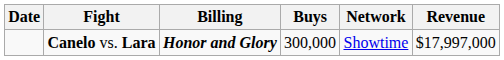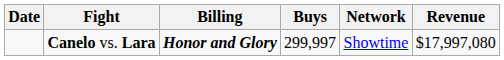(310, 42) 300,000 -> (310, 42) 299,997
(456, 42) $17,997,000 -> (456, 42) $17,997,080
